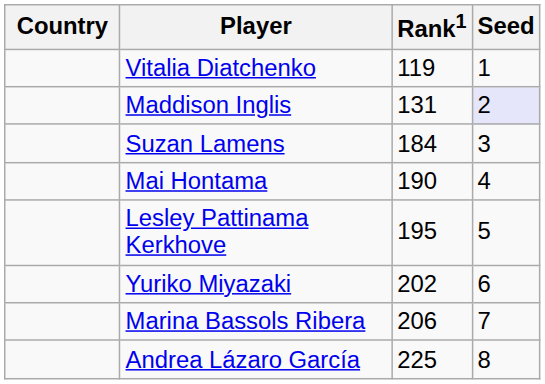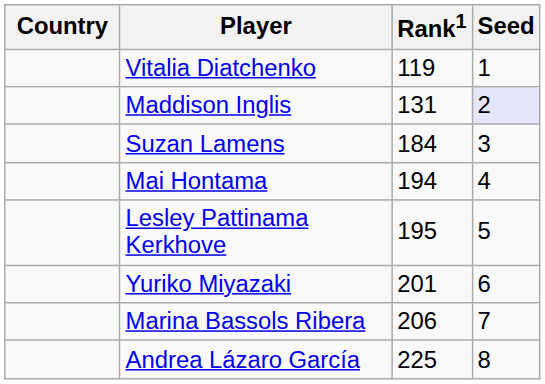(417, 181) 190 -> (417, 181) 194
(417, 283) 202 -> (417, 283) 201
